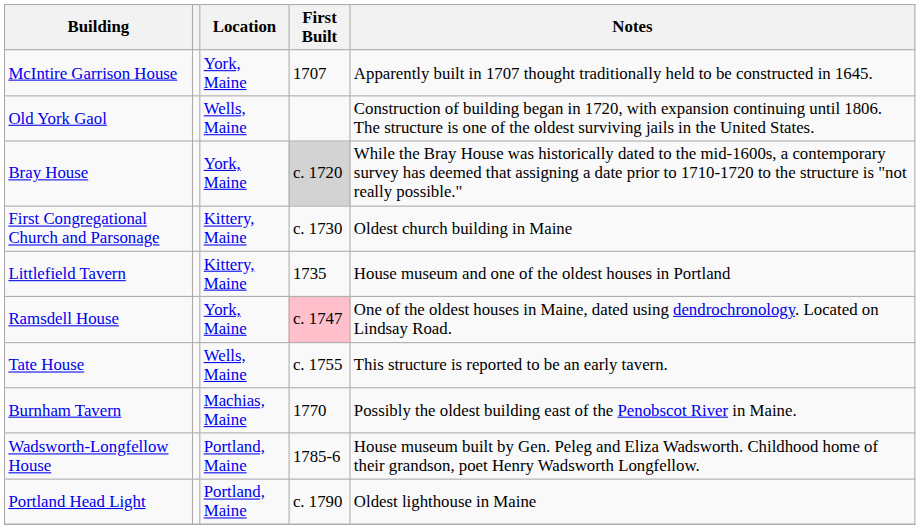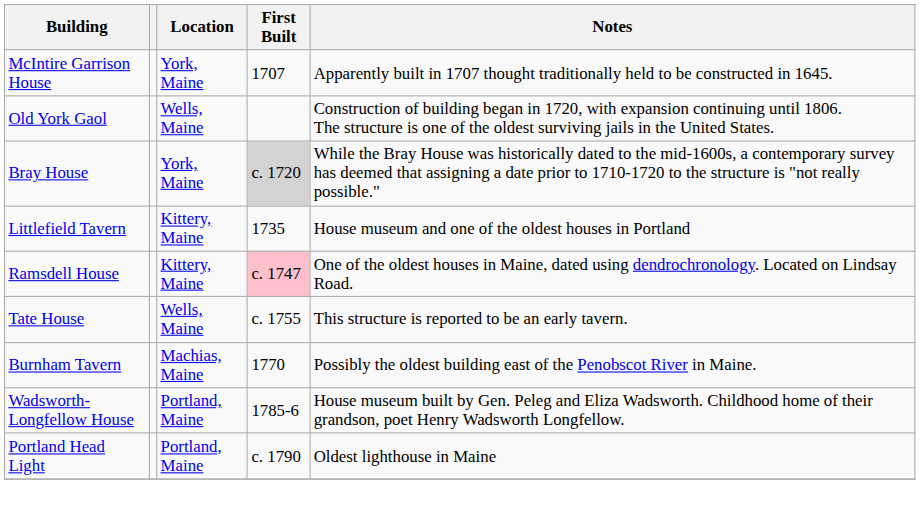- row: (84, 228)
(225, 319) York, Maine -> (186, 273) Kittery, Maine
